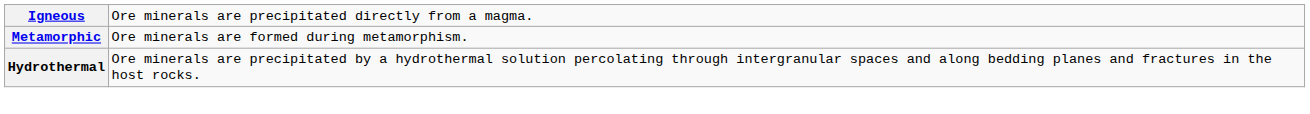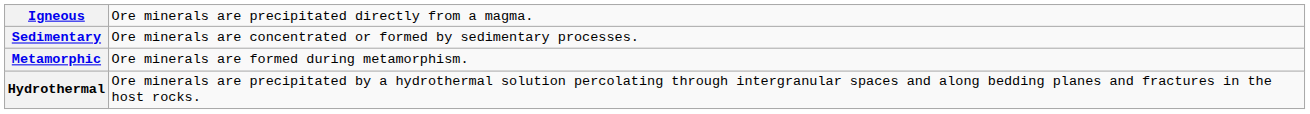+ row: (56, 38)
